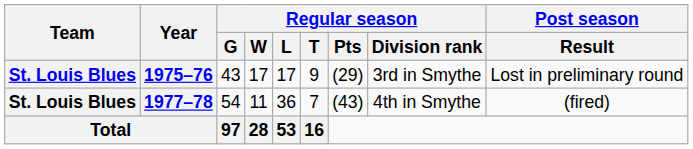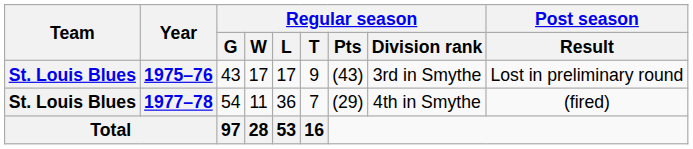(348, 75) (29) -> (348, 75) (43)
(348, 102) (43) -> (348, 102) (29)
